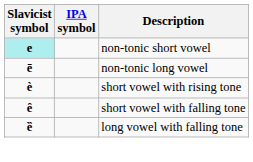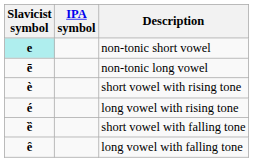+ row: (170, 107)
(29, 107) ȇ -> (29, 127) ȅ
(29, 127) ȅ -> (29, 147) ȇ
